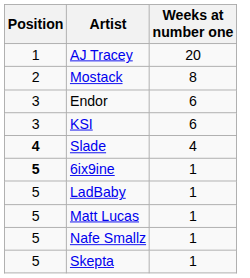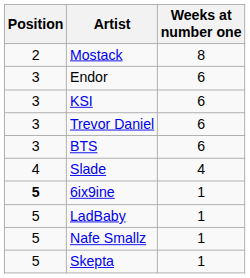- row: (101, 54)
+ row: (112, 123)
+ row: (84, 146)
(36, 146) bold -> (36, 169) normal
- row: (104, 215)
